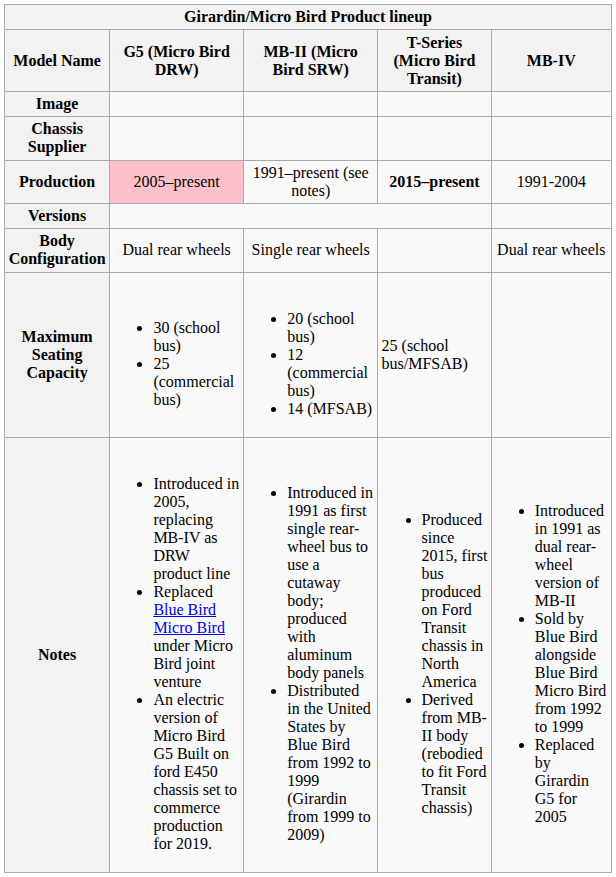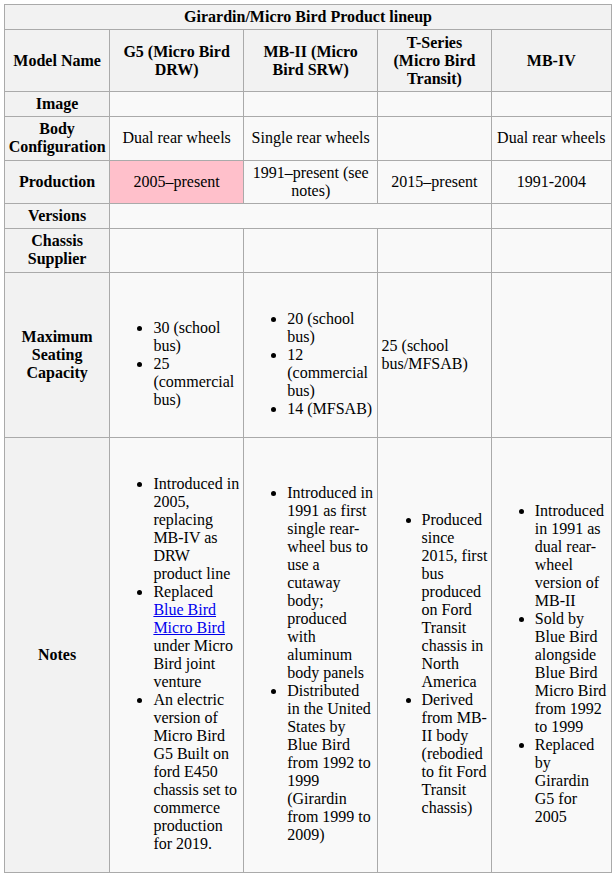rows swapped: (57, 250) <-> (57, 138)
(434, 181) bold -> (434, 181) normal
